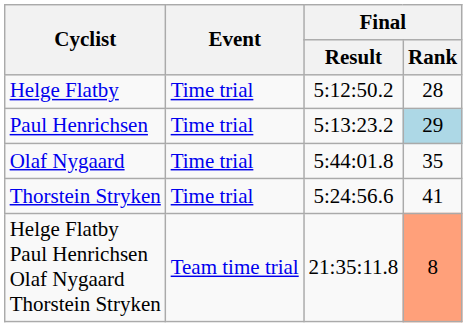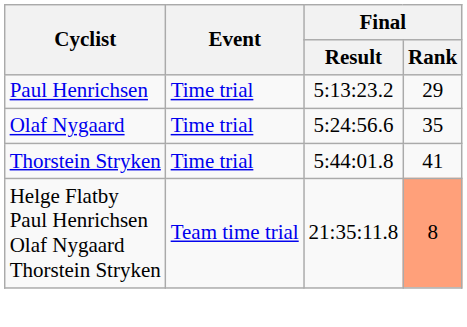- row: (64, 91)
(433, 126) lightblue background -> (433, 91) no background
(353, 160) 5:44:01.8 -> (353, 126) 5:24:56.6
(353, 195) 5:24:56.6 -> (353, 160) 5:44:01.8
